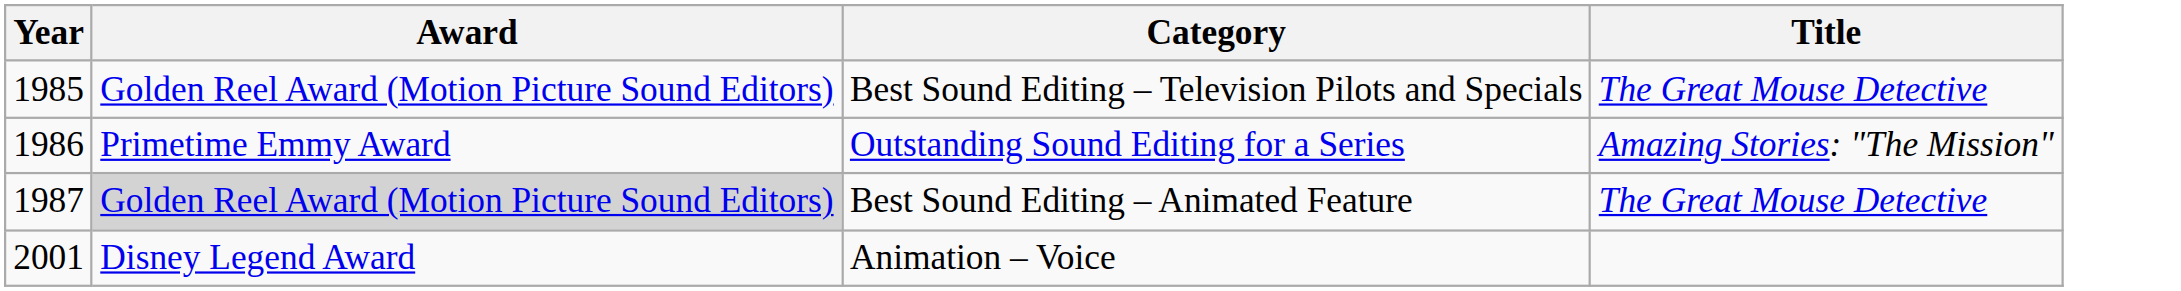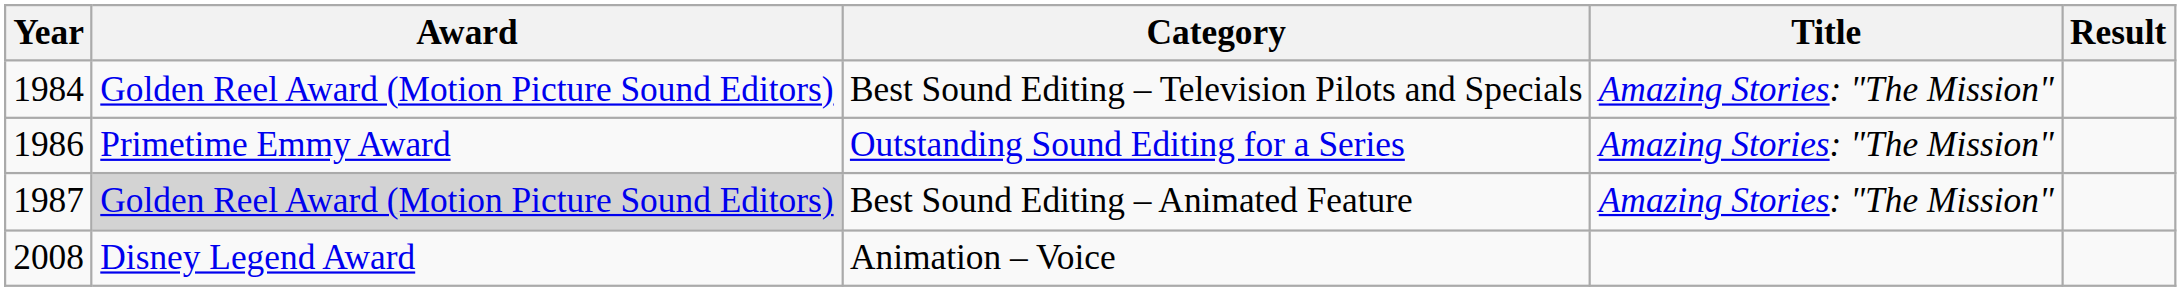+ column: (2118, 32)
(49, 88) 1985 -> (49, 88) 1984
(1793, 88) The Great Mouse Detective -> (1826, 88) Amazing Stories: "The Mission"
(1793, 200) The Great Mouse Detective -> (1826, 200) Amazing Stories: "The Mission"
(49, 256) 2001 -> (49, 256) 2008
